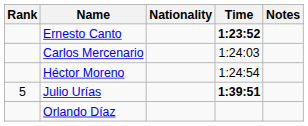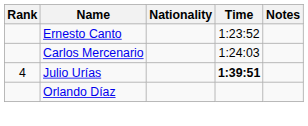(239, 34) bold -> (239, 34) normal
- row: (84, 73)
(22, 92) 5 -> (22, 73) 4
